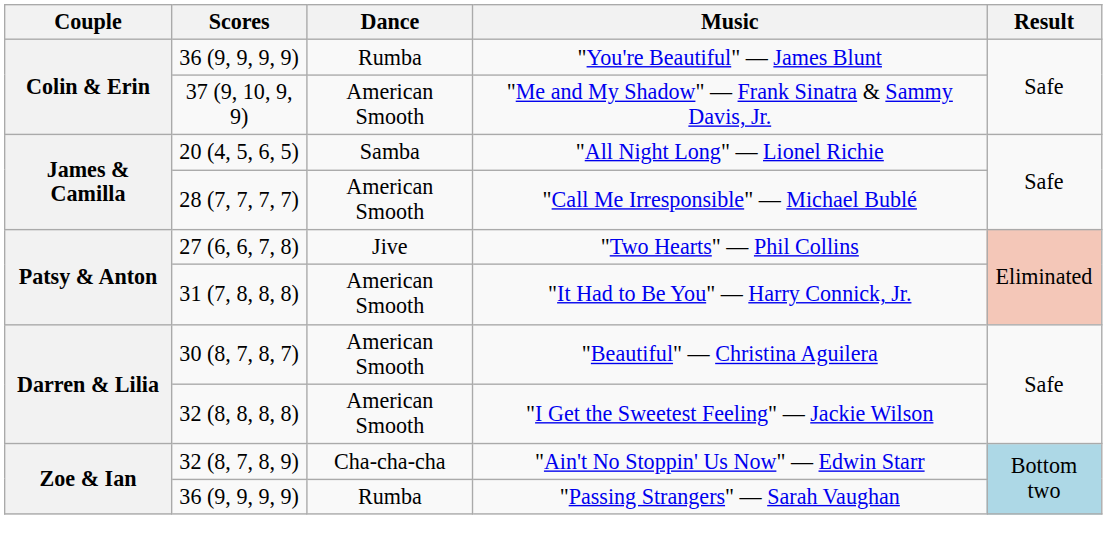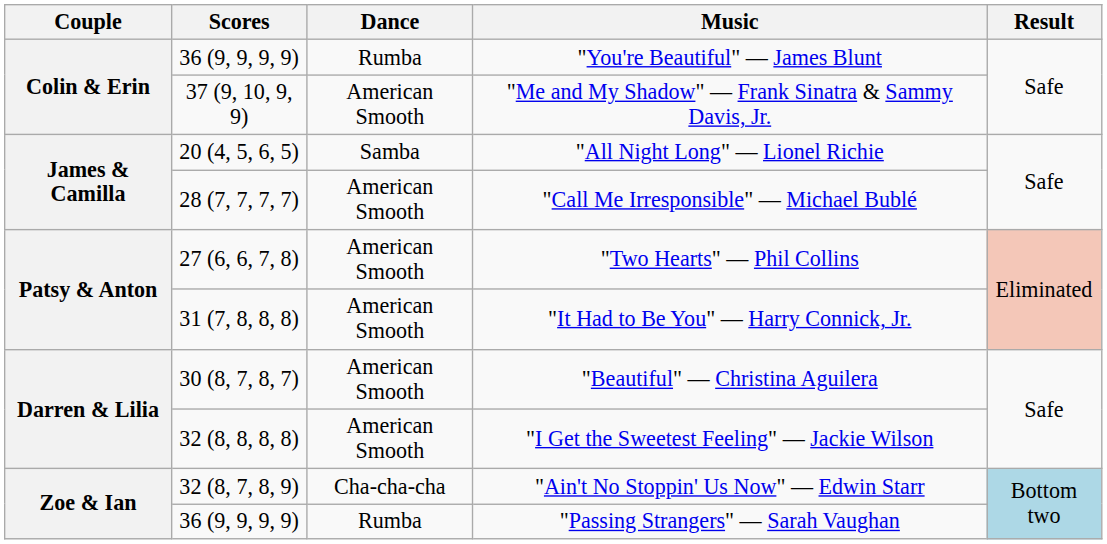(390, 246) Jive -> (390, 259) American Smooth
